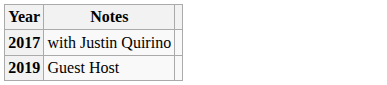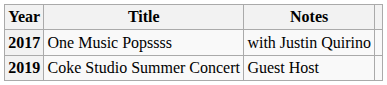+ column: (144, 17)
